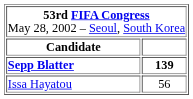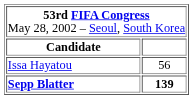rows swapped: (41, 65) <-> (40, 84)
